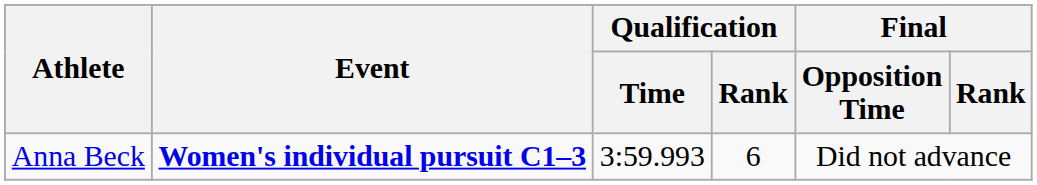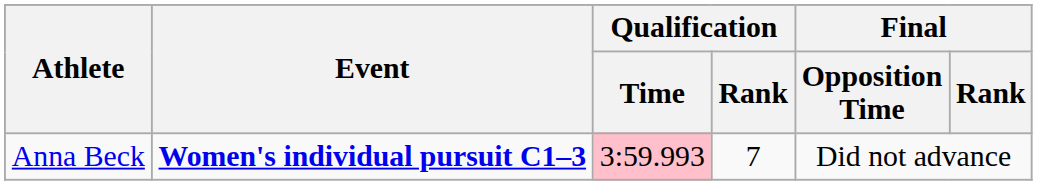(652, 155) no background -> (652, 155) pink background
(753, 155) 6 -> (753, 155) 7
